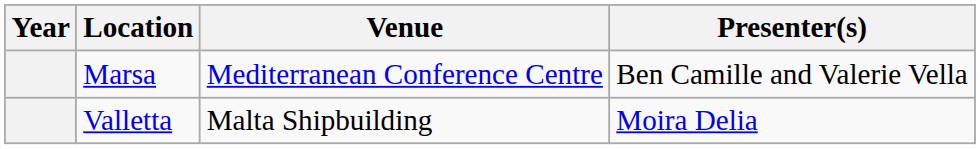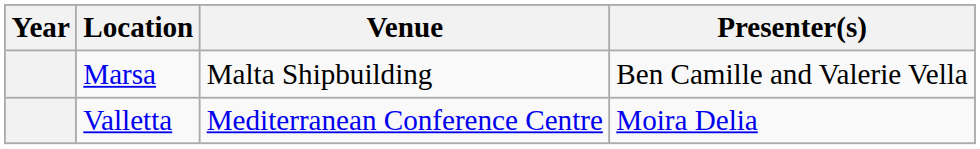(405, 73) Mediterranean Conference Centre -> (320, 73) Malta Shipbuilding
(320, 119) Malta Shipbuilding -> (405, 119) Mediterranean Conference Centre
